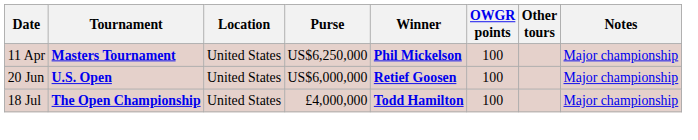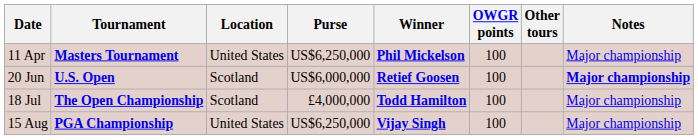(244, 78) United States -> (234, 78) Scotland
(621, 78) normal -> (628, 78) bold
(244, 100) United States -> (234, 100) Scotland
+ row: (28, 123)
